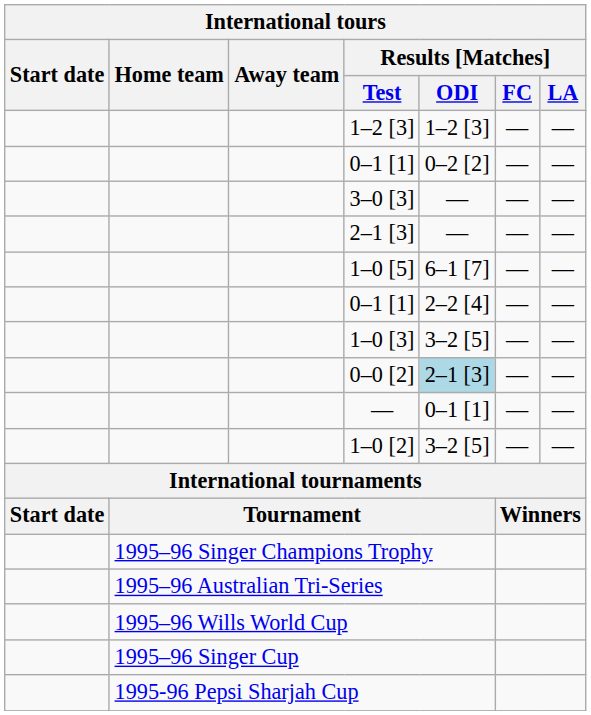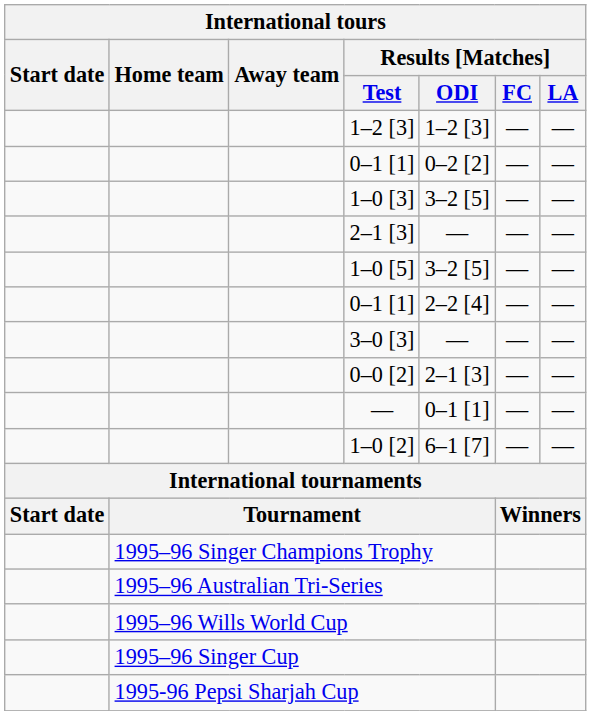rows swapped: (169, 340) <-> (169, 199)
(457, 269) 6–1 [7] -> (457, 269) 3–2 [5]
(457, 374) lightblue background -> (457, 374) no background
(457, 445) 3–2 [5] -> (457, 445) 6–1 [7]
